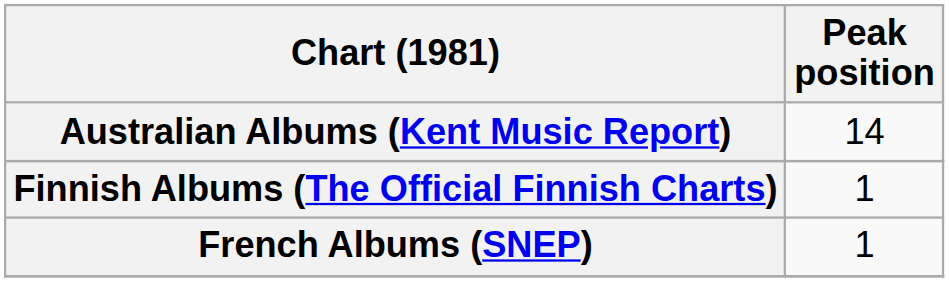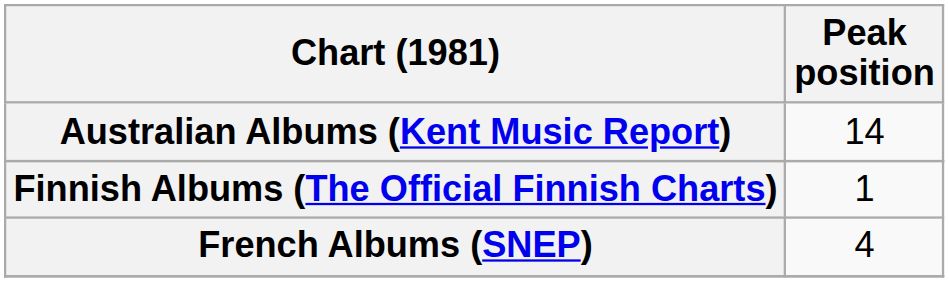(865, 245) 1 -> (865, 245) 4
